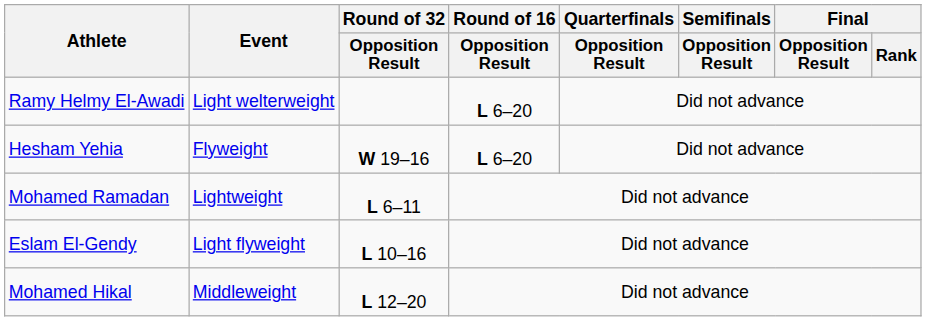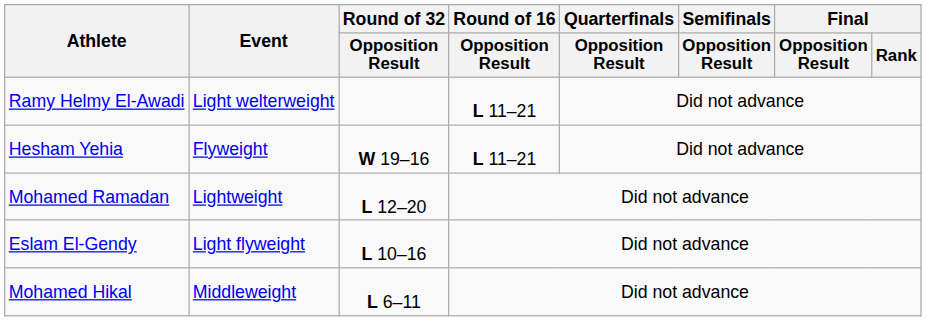(504, 112) L 6–20 -> (504, 112) L 11–21
(504, 159) L 6–20 -> (504, 159) L 11–21
(394, 207) L 6–11 -> (394, 207) L 12–20
(394, 302) L 12–20 -> (394, 302) L 6–11
